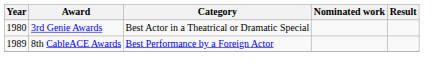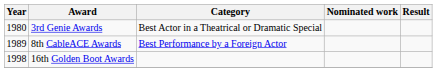+ row: (82, 59)
